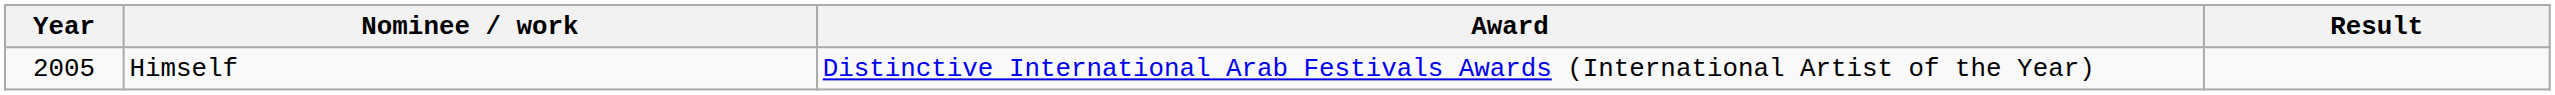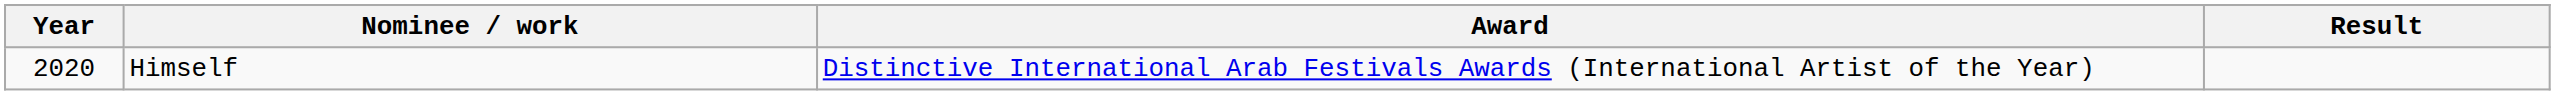(64, 69) 2005 -> (64, 69) 2020
